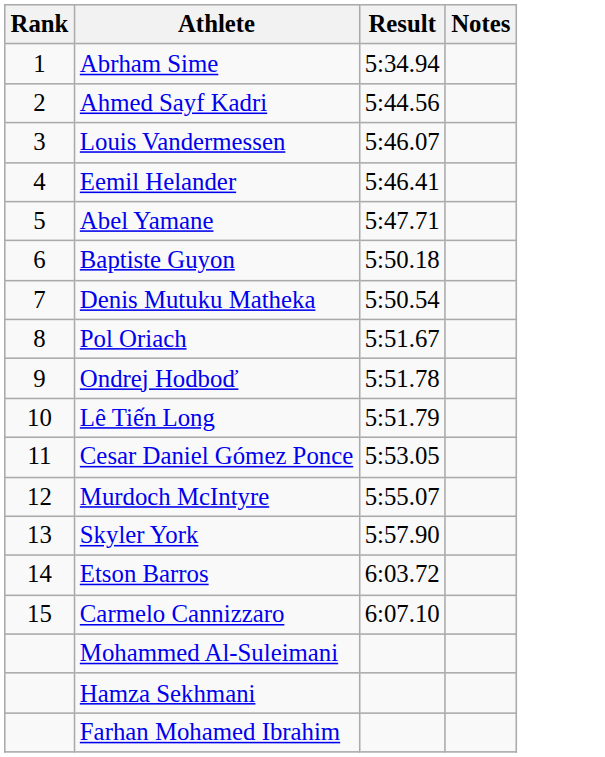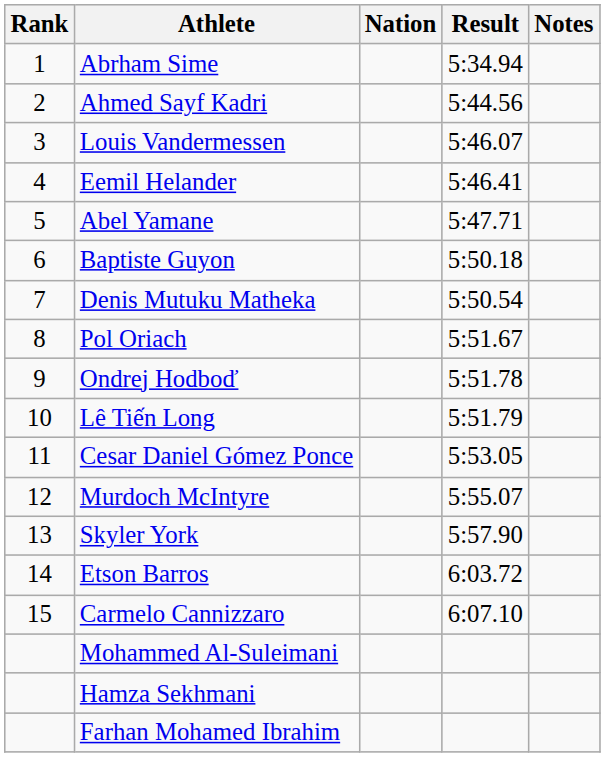+ column: (400, 24)
